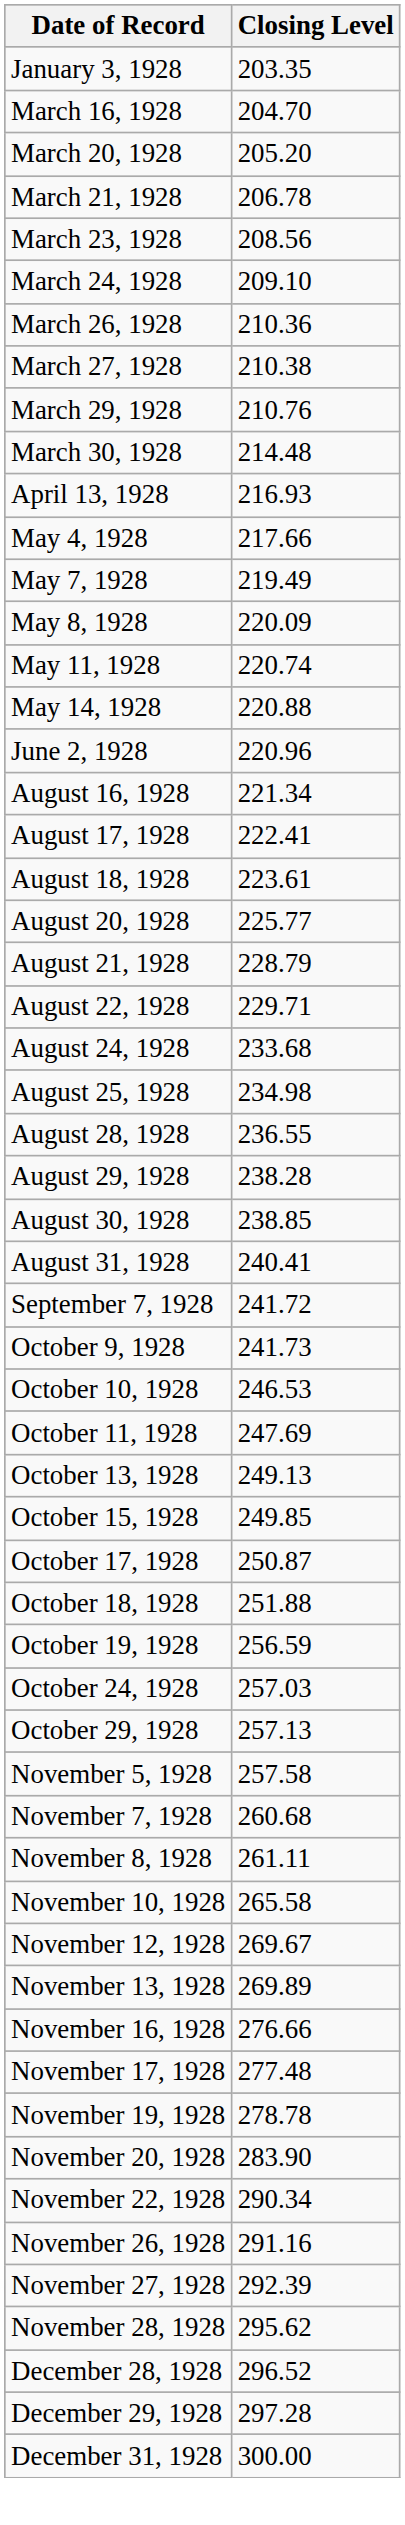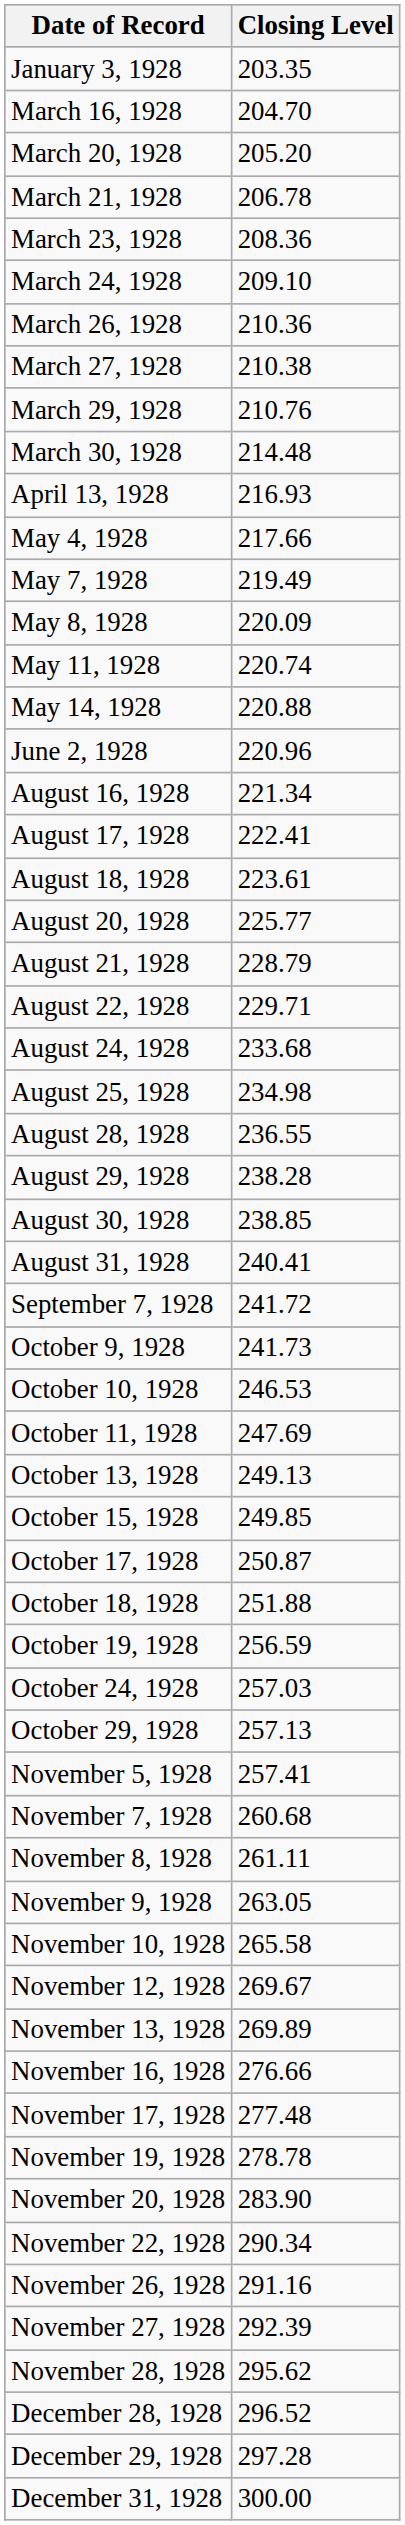(275, 238) 208.56 -> (275, 238) 208.36
(275, 1773) 257.58 -> (275, 1773) 257.41
+ row: (111, 1901)
